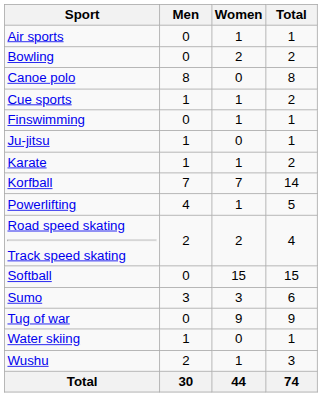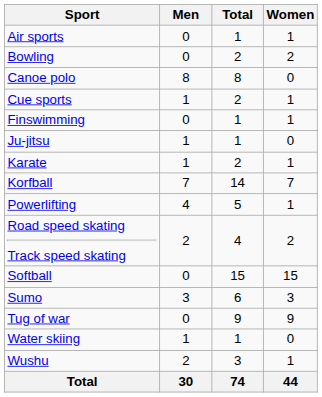columns swapped: (239, 15) <-> (291, 15)
